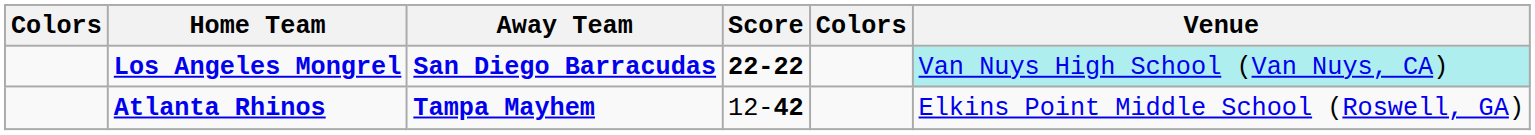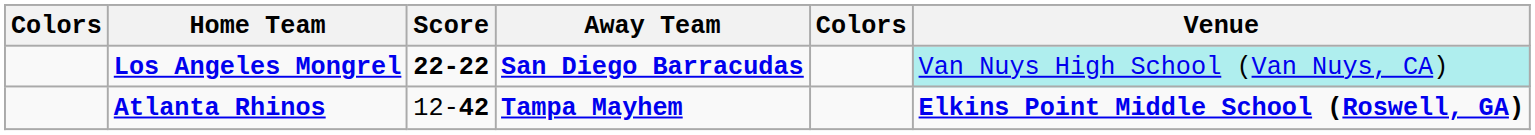columns swapped: (766, 26) <-> (565, 26)
(1221, 108) normal -> (1221, 108) bold
